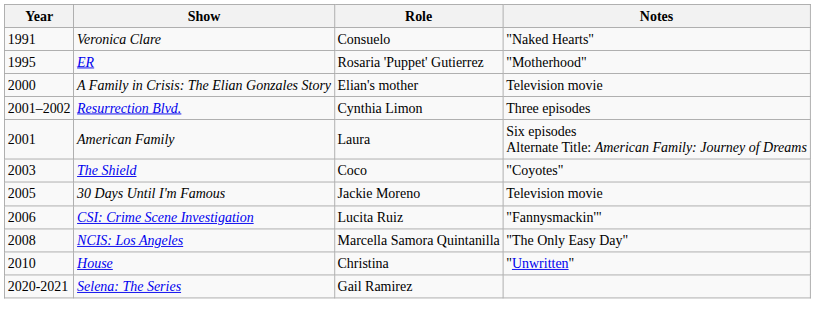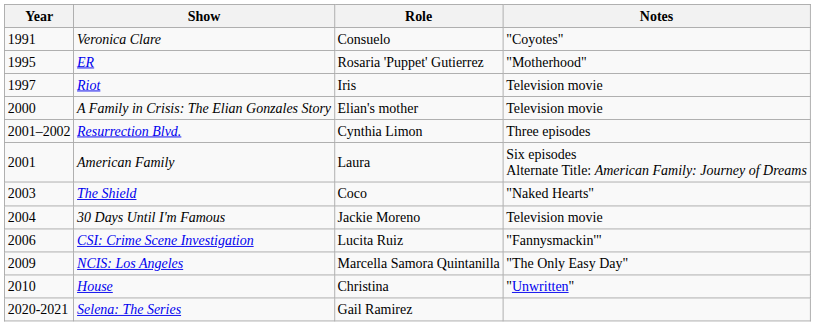(550, 39) "Naked Hearts" -> (535, 39) "Coyotes"
+ row: (89, 85)
(535, 171) "Coyotes" -> (550, 194) "Naked Hearts"
(22, 194) 2005 -> (22, 217) 2004
(22, 240) 2008 -> (22, 263) 2009
